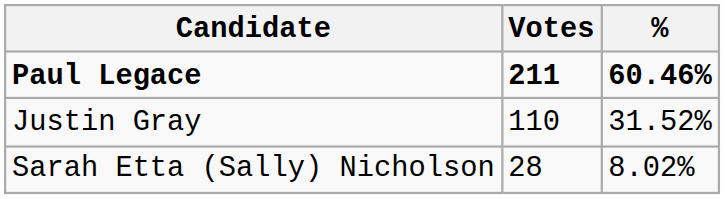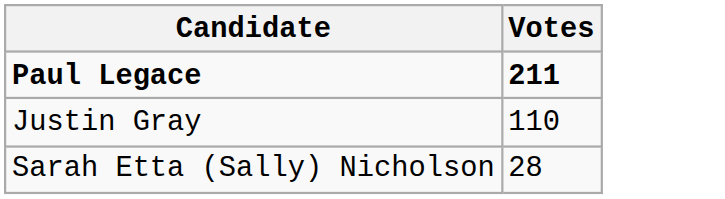- column: (660, 29)
